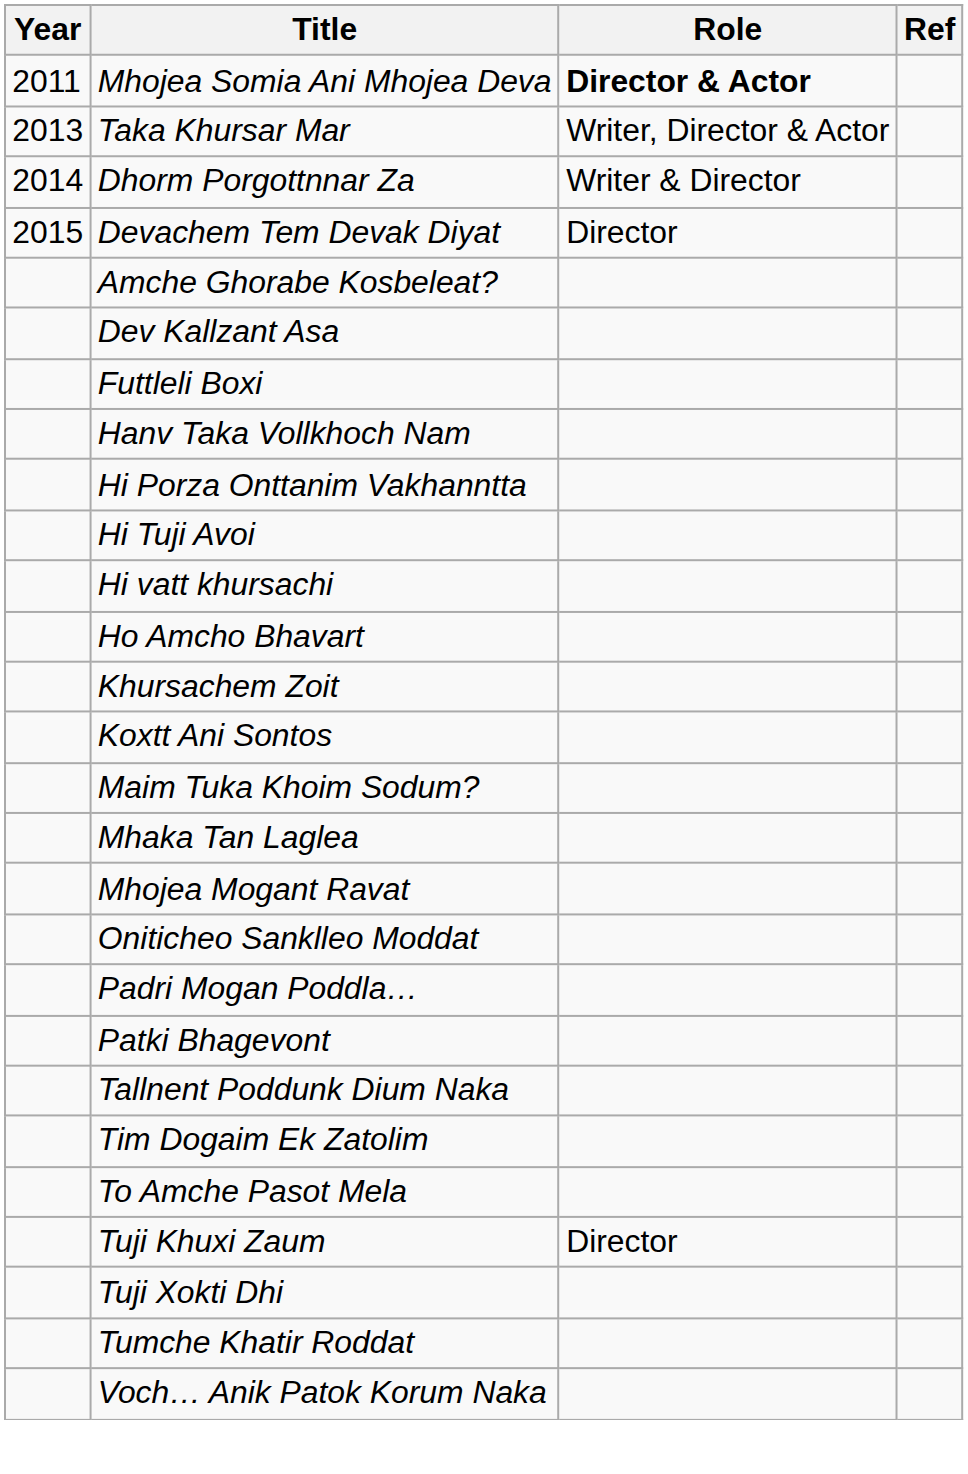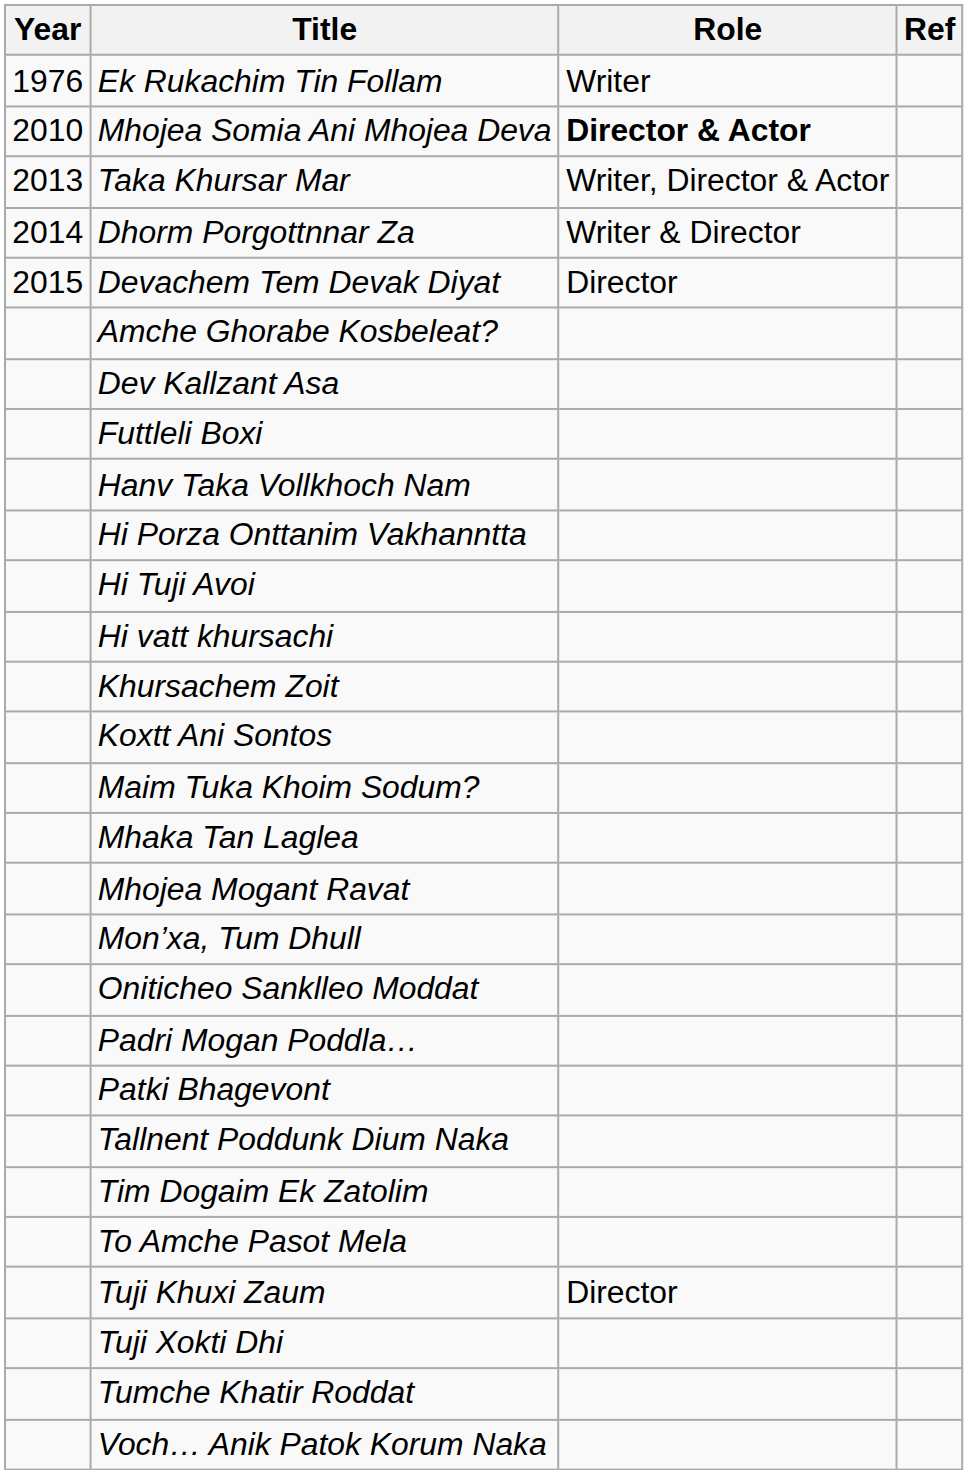+ row: (270, 80)
(47, 80) 2011 -> (48, 130) 2010
- row: (231, 635)
+ row: (229, 938)
